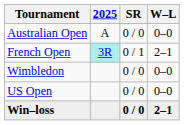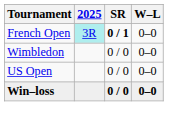- row: (47, 33)
(134, 52) normal -> (118, 33) bold
(163, 52) 2–1 -> (148, 33) 0–0
(163, 110) 2–1 -> (148, 91) 0–0
